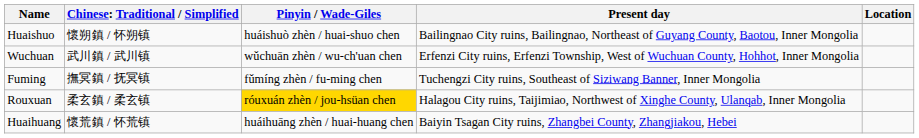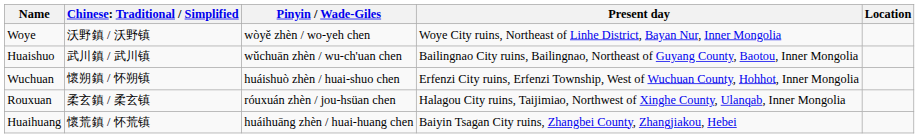+ row: (21, 34)
(109, 34) 懷朔鎮 / 怀朔镇 -> (109, 56) 武川鎮 / 武川镇
(322, 34) huáishuò zhèn / huai-shuo chen -> (323, 56) wǔchuān zhèn / wu-ch'uan chen
(109, 56) 武川鎮 / 武川镇 -> (109, 78) 懷朔鎮 / 怀朔镇
(323, 56) wǔchuān zhèn / wu-ch'uan chen -> (322, 78) huáishuò zhèn / huai-shuo chen
- row: (26, 78)
(320, 100) gold background -> (320, 100) no background
